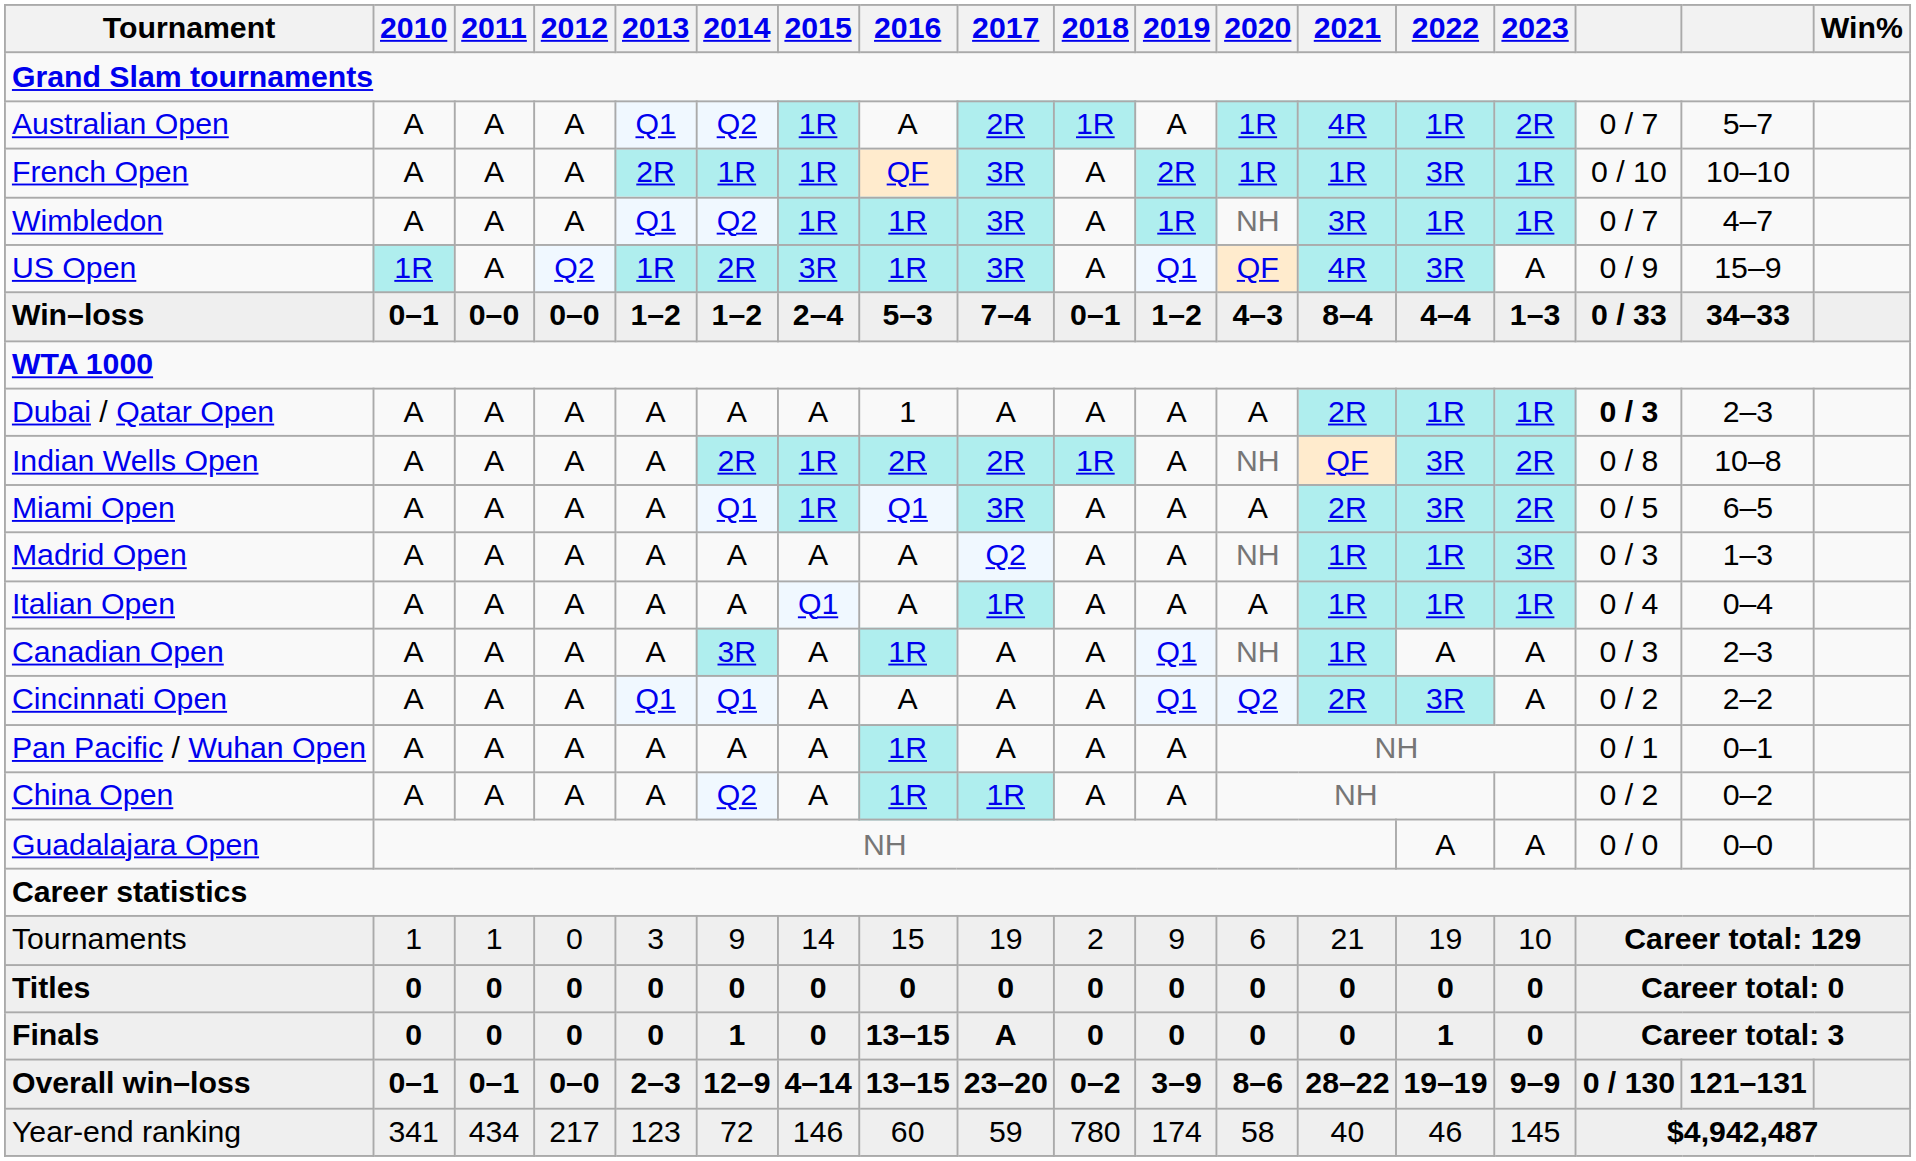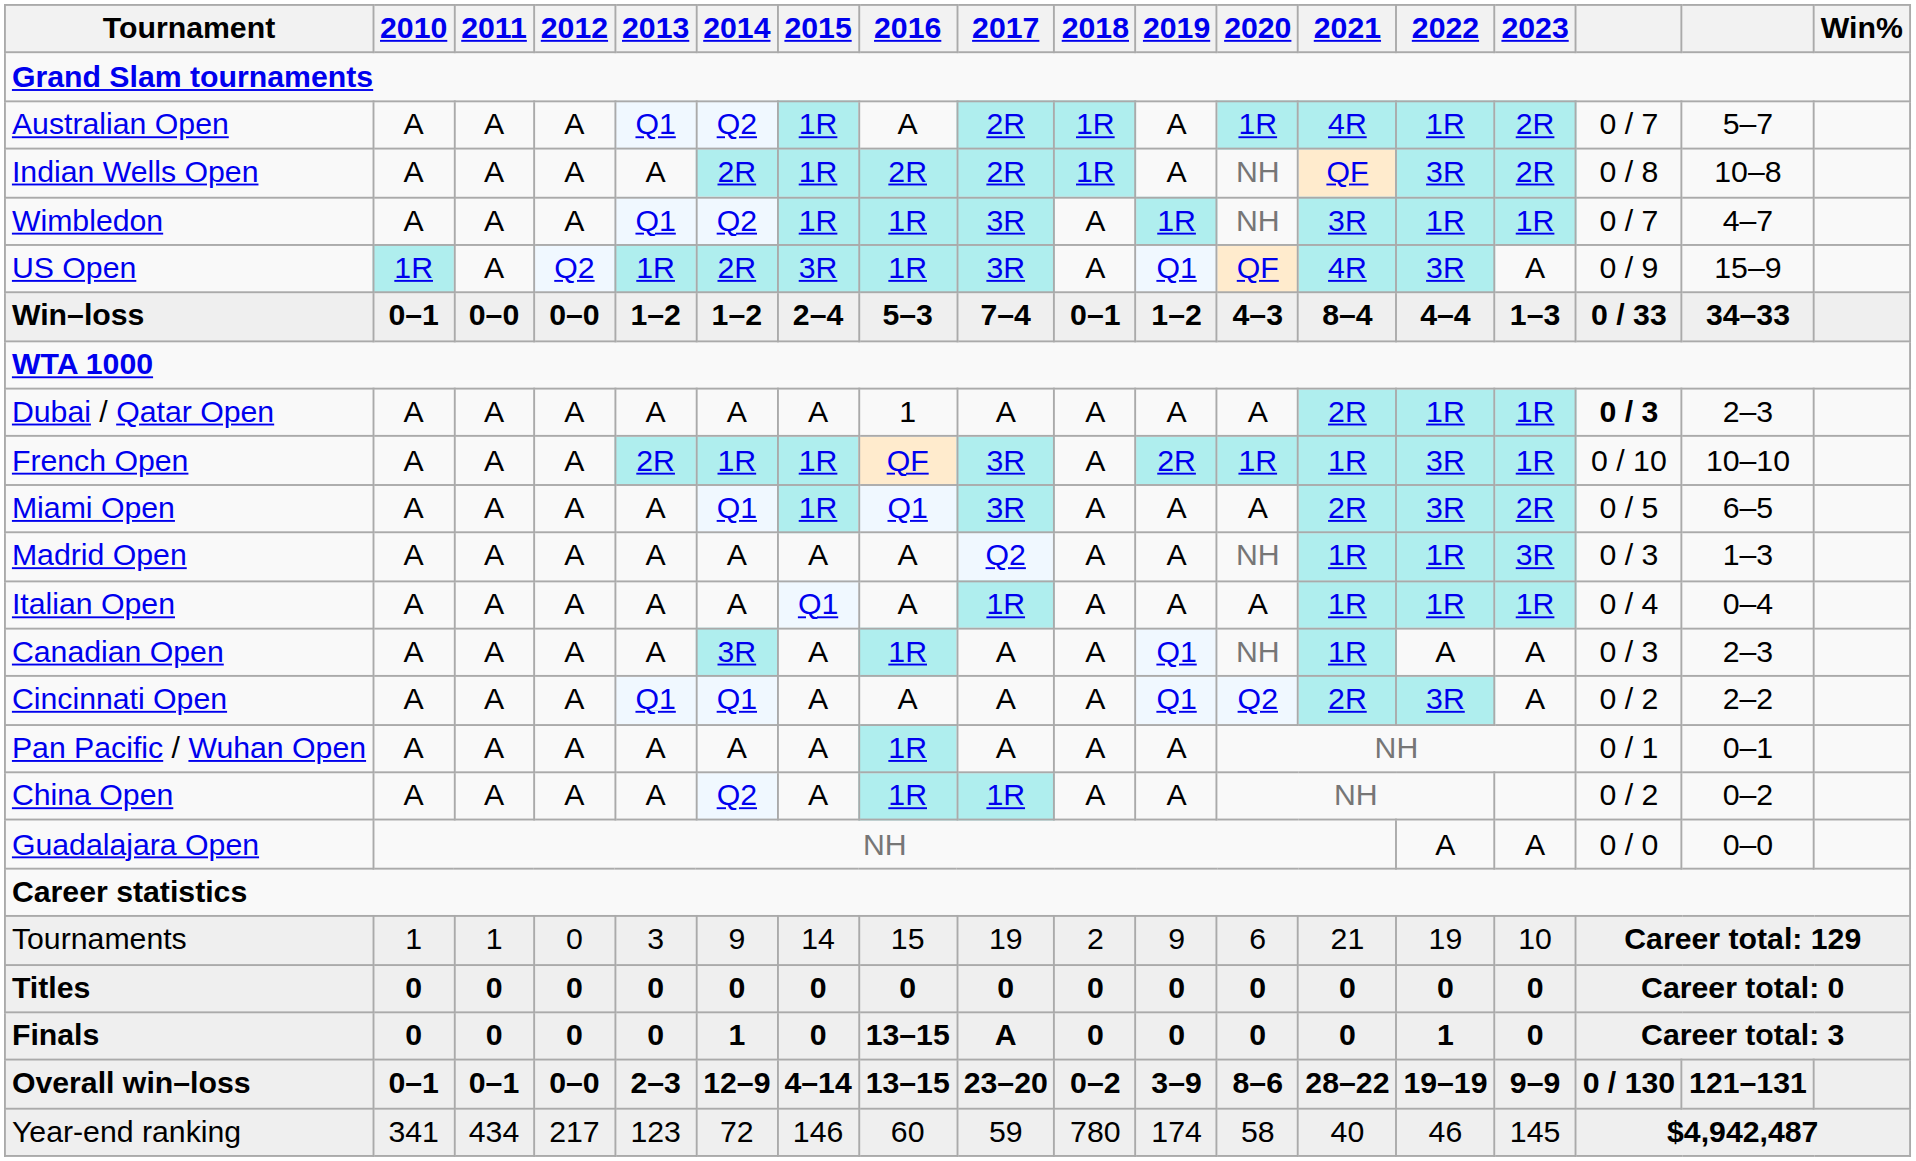rows swapped: (100, 172) <-> (135, 460)
